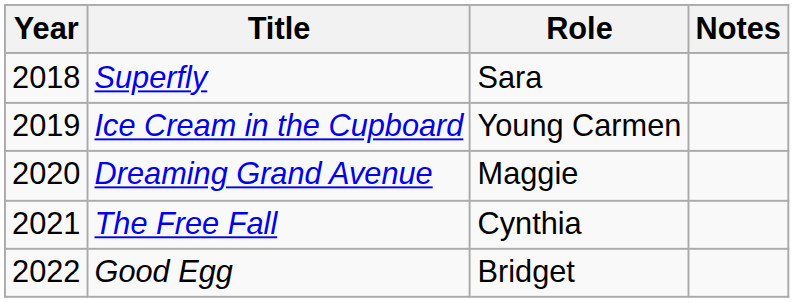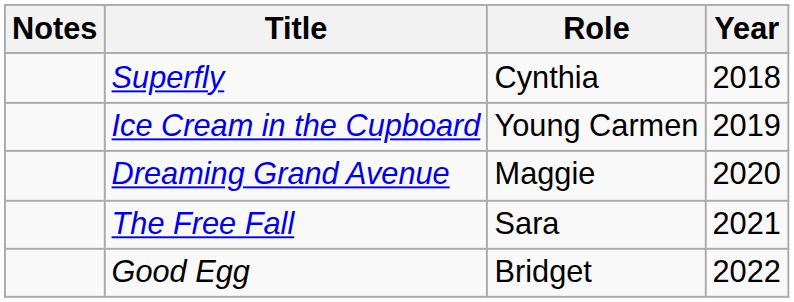columns swapped: (46, 28) <-> (738, 28)
(510, 77) Sara -> (547, 77) Cynthia
(530, 223) Cynthia -> (527, 223) Sara
